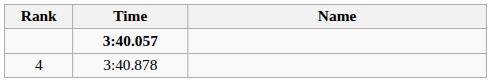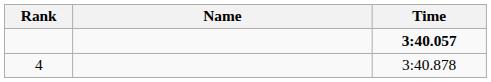columns swapped: (337, 16) <-> (130, 16)
